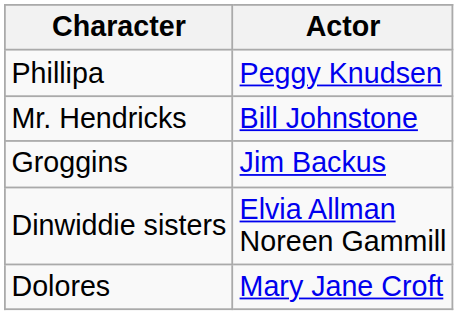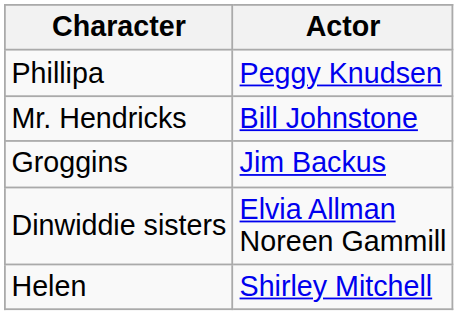- row: (61, 286)
+ row: (49, 286)
